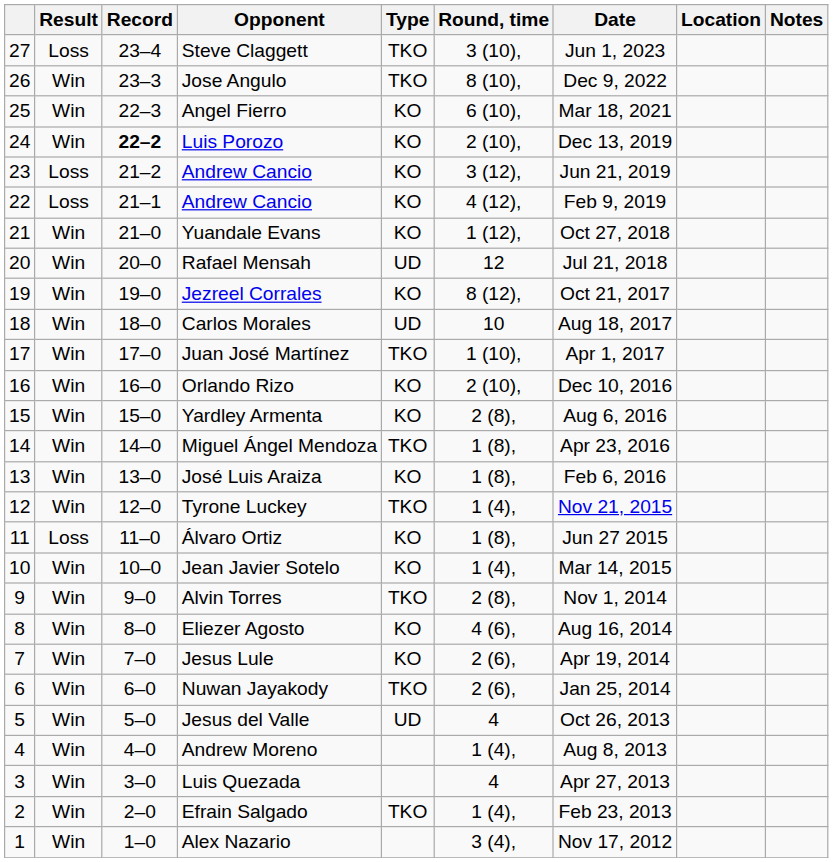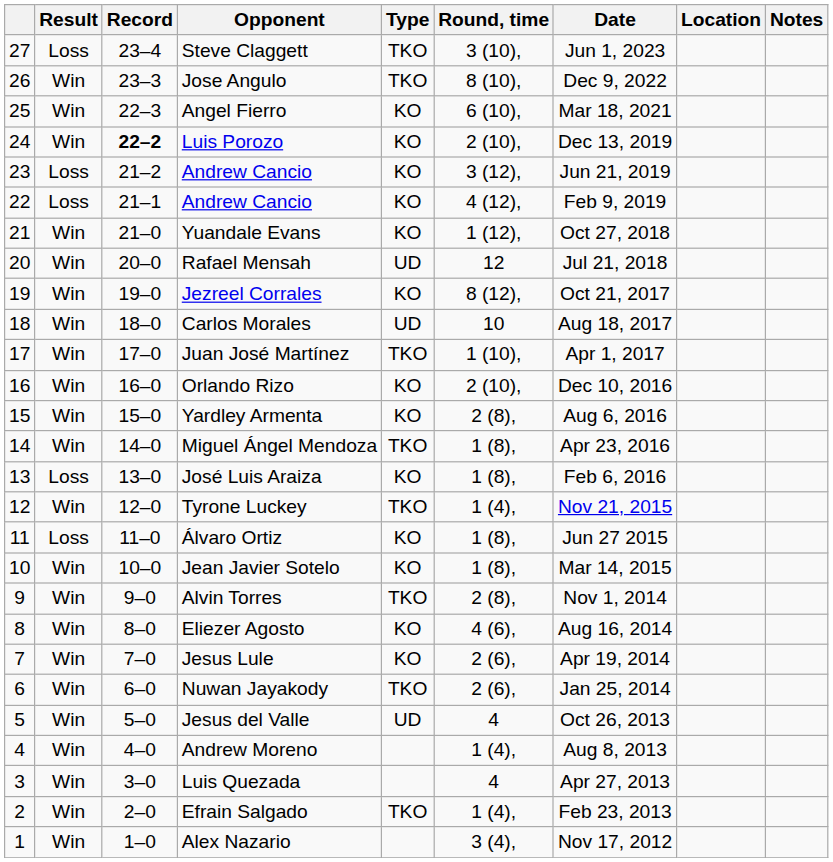(69, 476) Win -> (69, 476) Loss
(494, 567) 1 (4), -> (494, 567) 1 (8),
